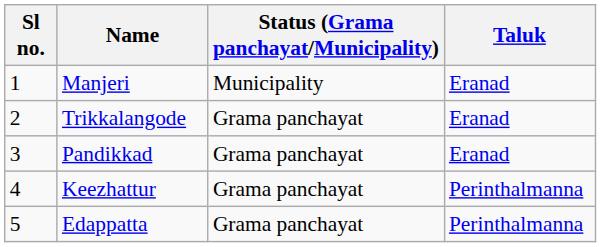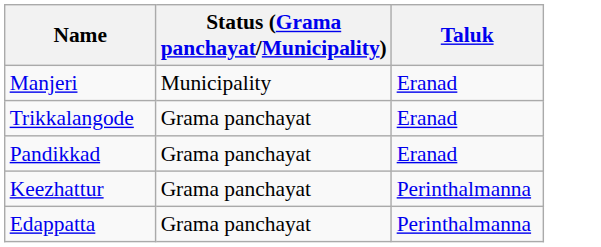- column: (31, 35)
